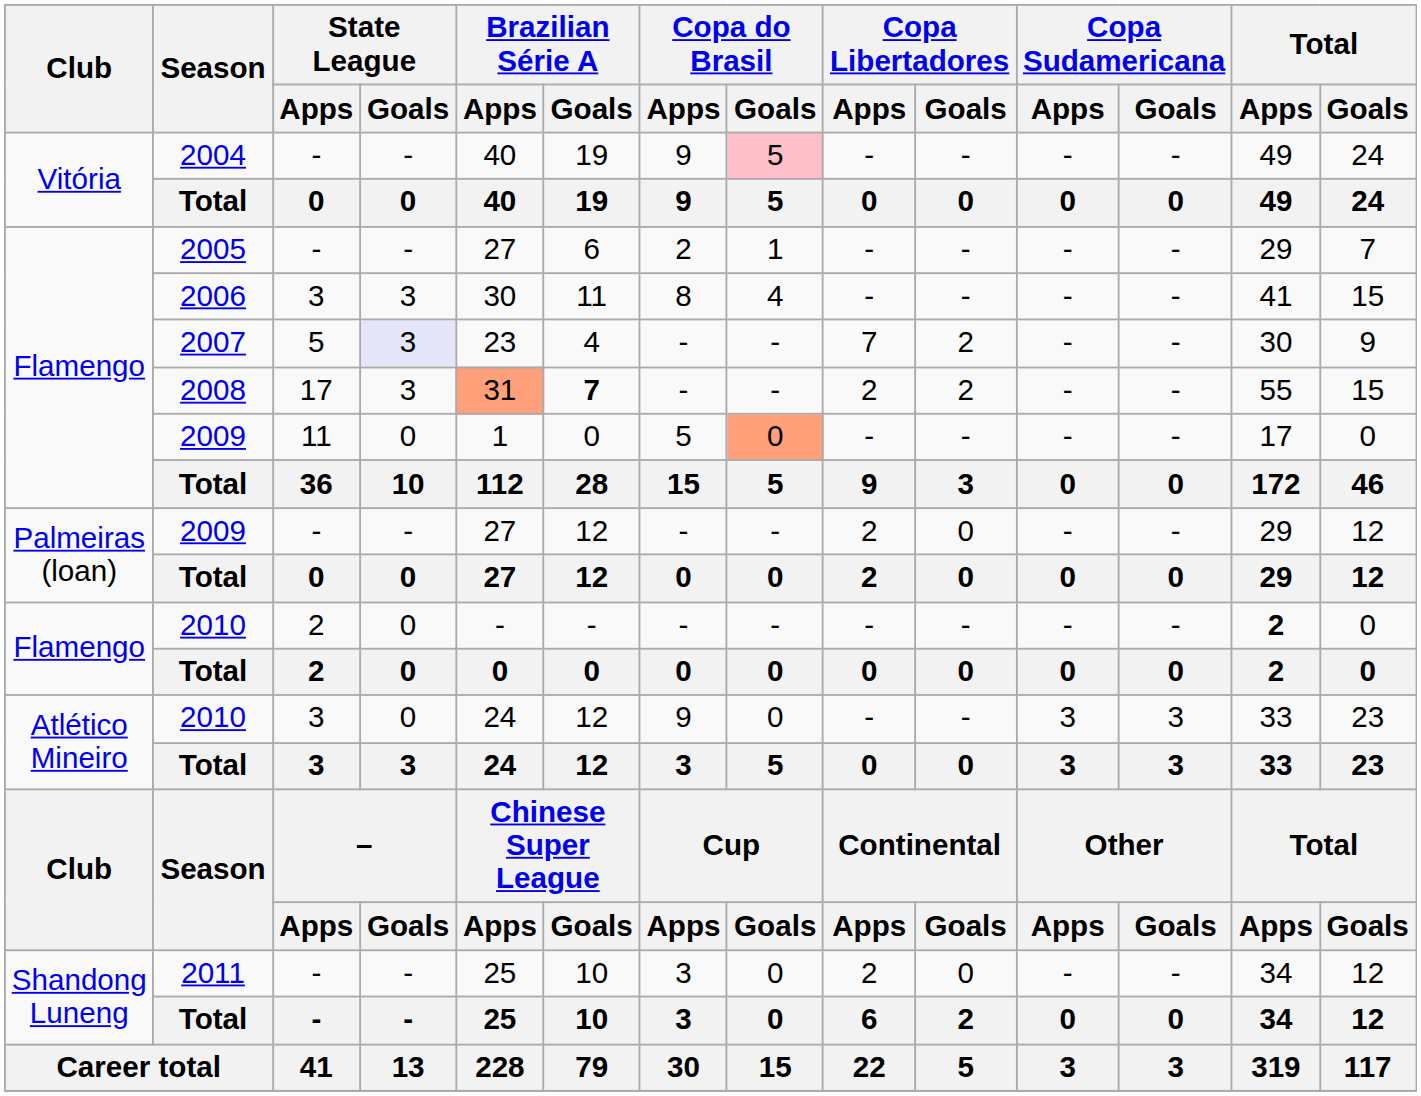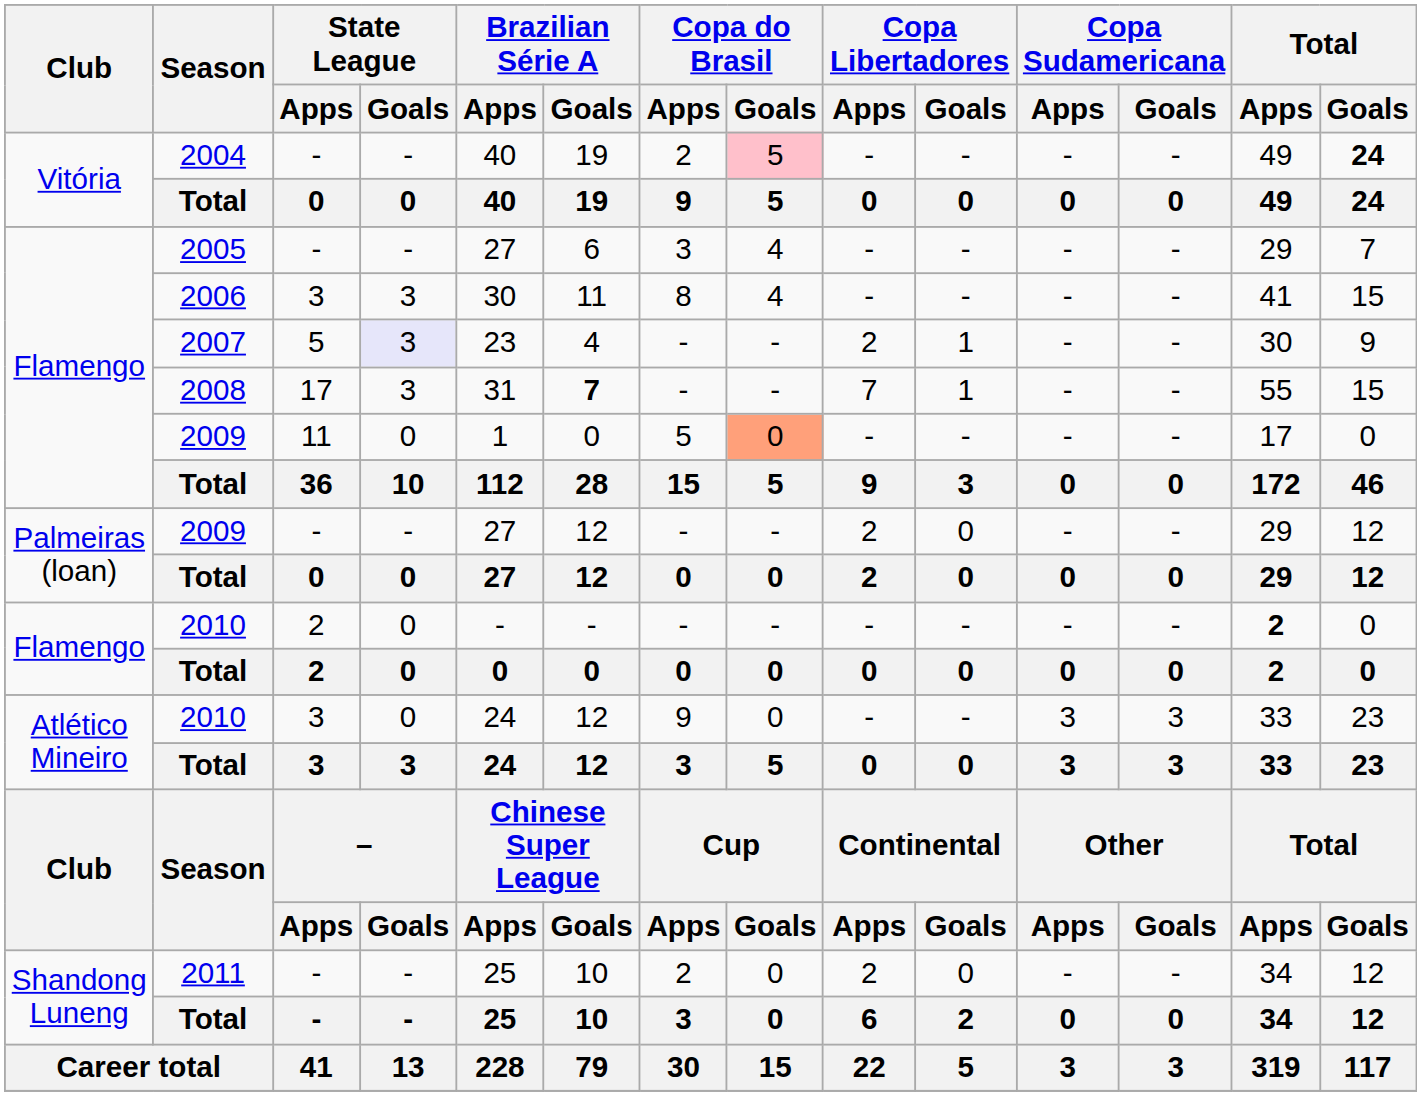(683, 155) 9 -> (683, 155) 2
(1368, 155) normal -> (1368, 155) bold
(683, 249) 2 -> (683, 249) 3
(775, 249) 1 -> (775, 249) 4
(869, 342) 7 -> (869, 342) 2
(966, 342) 2 -> (966, 342) 1
(500, 389) lightsalmon background -> (500, 389) no background
(869, 389) 2 -> (869, 389) 7
(966, 389) 2 -> (966, 389) 1
(683, 972) 3 -> (683, 972) 2
